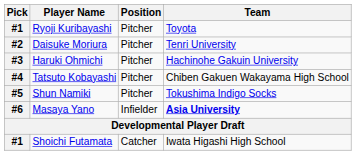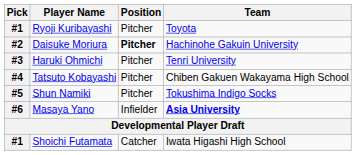(137, 45) normal -> (138, 45) bold
(201, 45) Tenri University -> (232, 45) Hachinohe Gakuin University
(232, 61) Hachinohe Gakuin University -> (201, 61) Tenri University
